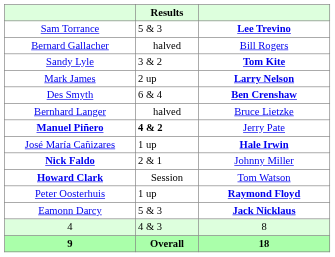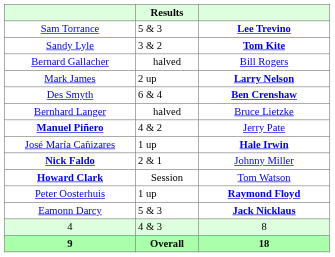rows swapped: (70, 62) <-> (70, 45)
(150, 128) bold -> (150, 128) normal
